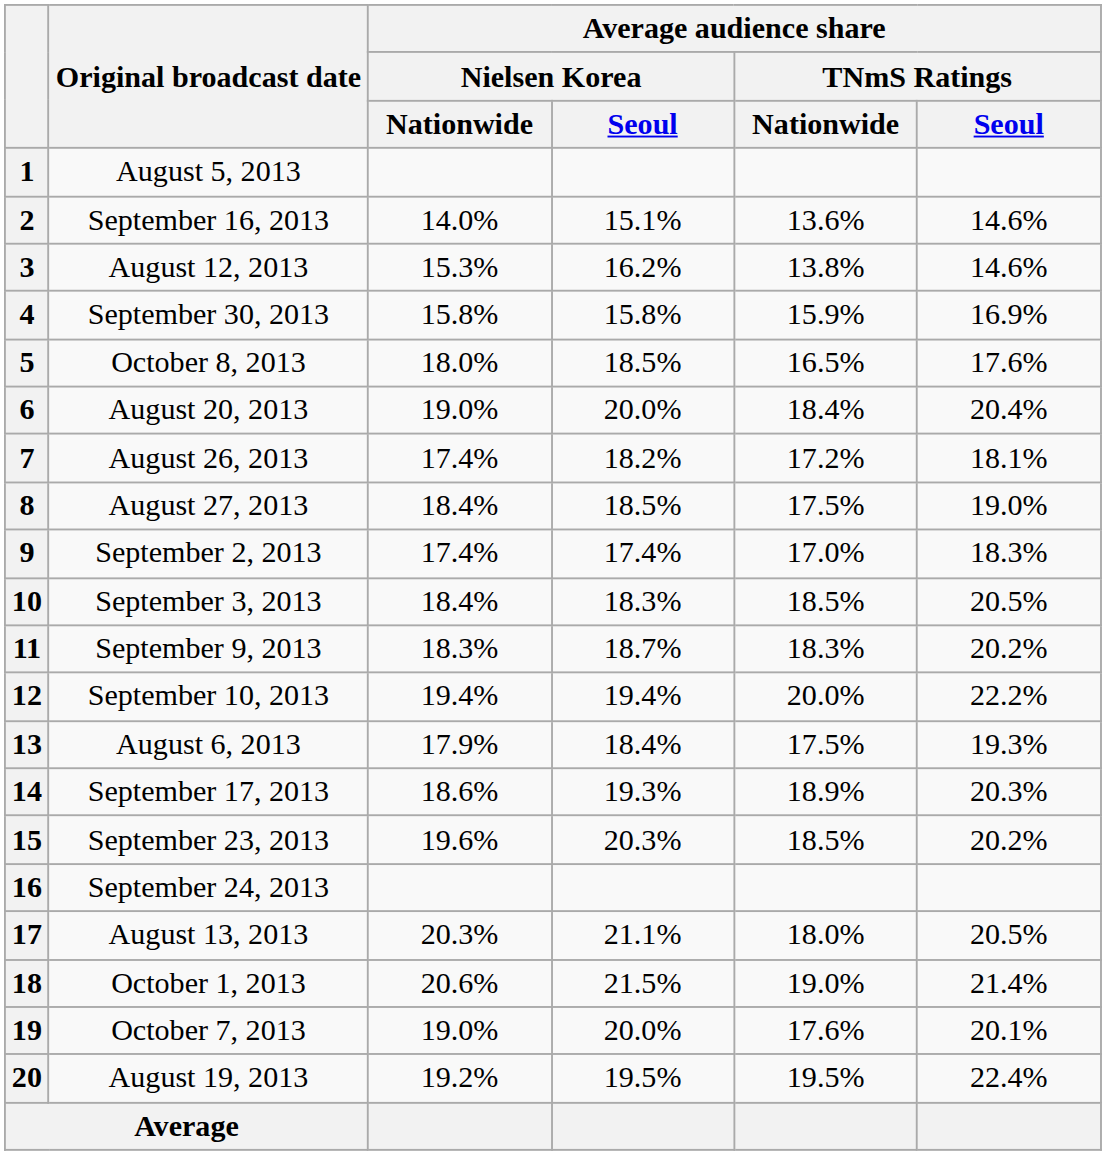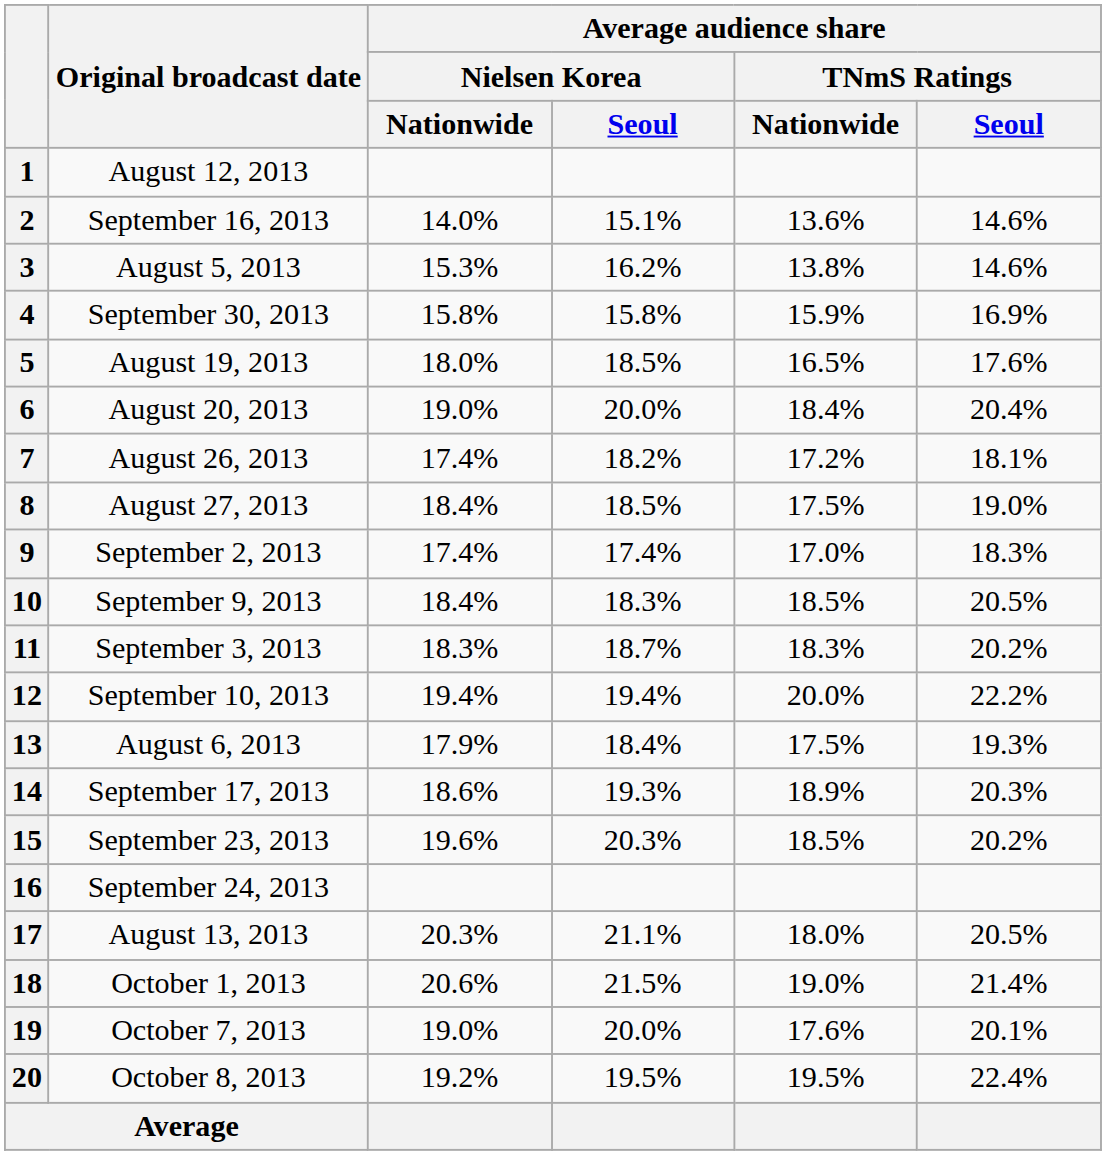(208, 171) August 5, 2013 -> (208, 171) August 12, 2013
(208, 266) August 12, 2013 -> (208, 266) August 5, 2013
(208, 362) October 8, 2013 -> (208, 362) August 19, 2013
(208, 600) September 3, 2013 -> (208, 600) September 9, 2013
(208, 648) September 9, 2013 -> (208, 648) September 3, 2013
(208, 1077) August 19, 2013 -> (208, 1077) October 8, 2013
